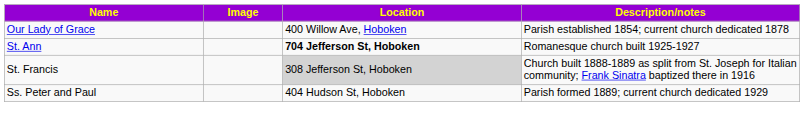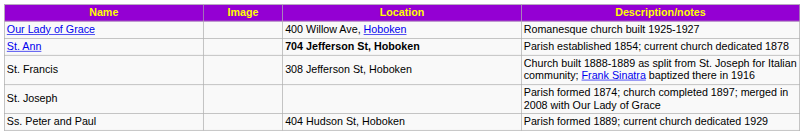(656, 30) Parish established 1854; current church dedicated 1878 -> (612, 30) Romanesque church built 1925-1927
(612, 47) Romanesque church built 1925-1927 -> (656, 47) Parish established 1854; current church dedicated 1878
(349, 70) lightgrey background -> (349, 70) no background
+ row: (32, 99)
